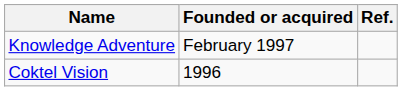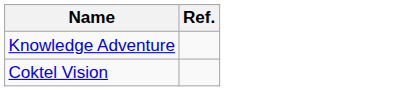- column: (268, 18)
